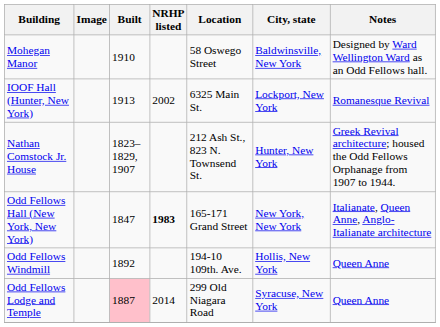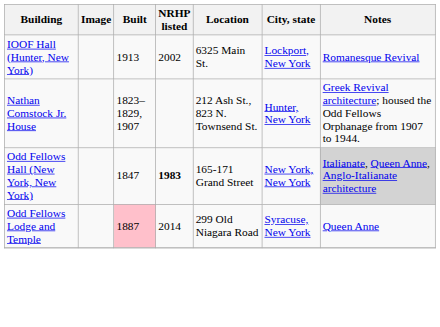- row: (28, 57)
(382, 219) no background -> (376, 176) lightgrey background
- row: (36, 263)
